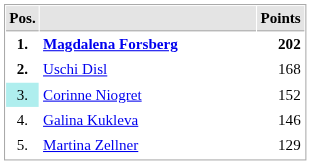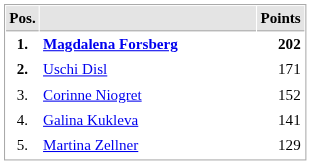(289, 69) 168 -> (289, 69) 171
(22, 94) paleturquoise background -> (22, 94) no background
(289, 119) 146 -> (289, 119) 141
